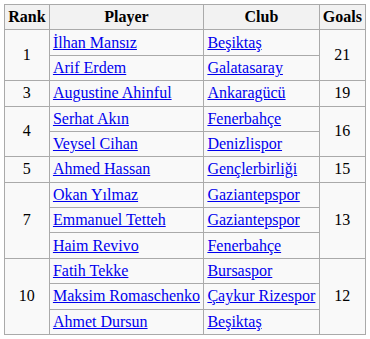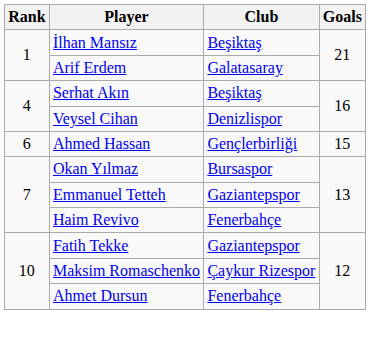- row: (112, 93)
(244, 118) Fenerbahçe -> (234, 93) Beşiktaş
(27, 169) 5 -> (27, 144) 6
(254, 194) Gaziantepspor -> (240, 169) Bursaspor
(240, 270) Bursaspor -> (254, 245) Gaziantepspor
(234, 321) Beşiktaş -> (244, 296) Fenerbahçe
